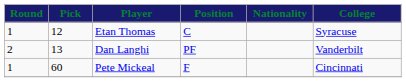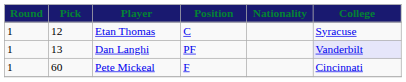(10, 49) 2 -> (10, 49) 1
(339, 49) no background -> (339, 49) lavender background
